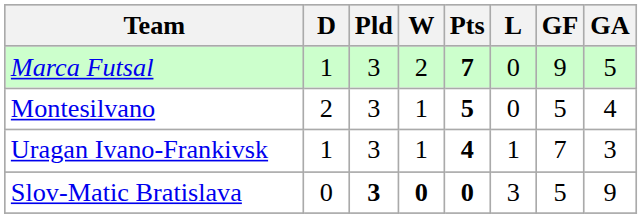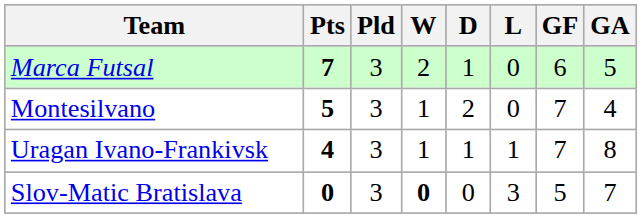columns swapped: (467, 25) <-> (326, 25)
(560, 66) 9 -> (560, 66) 6
(560, 108) 5 -> (560, 108) 7
(610, 150) 3 -> (610, 150) 8
(374, 191) bold -> (376, 191) normal
(610, 191) 9 -> (610, 191) 7
